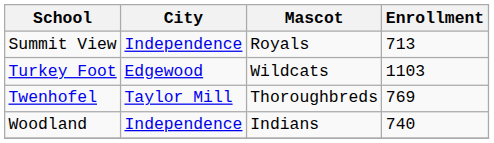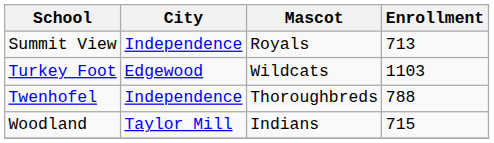(179, 98) Taylor Mill -> (183, 98) Independence
(401, 98) 769 -> (401, 98) 788
(183, 125) Independence -> (179, 125) Taylor Mill
(401, 125) 740 -> (401, 125) 715
